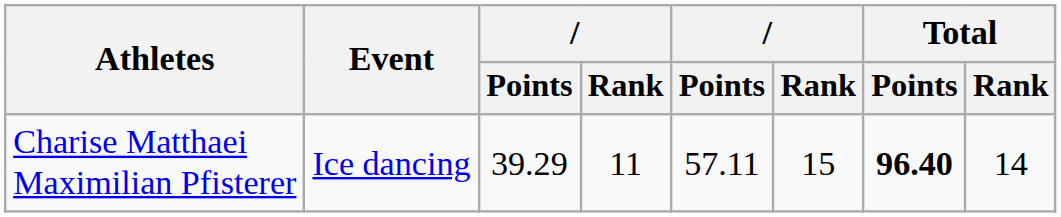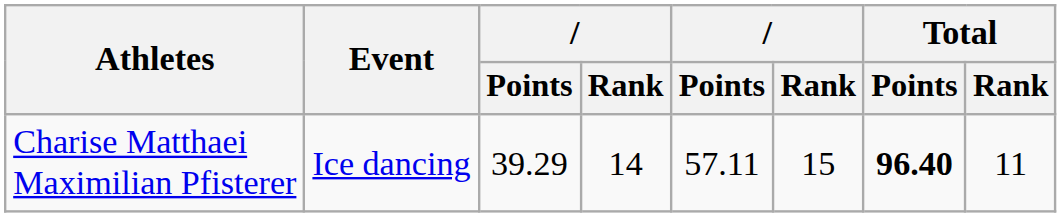(626, 162) 11 -> (626, 162) 14
(1011, 162) 14 -> (1011, 162) 11
